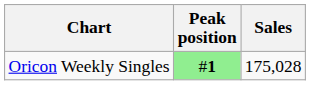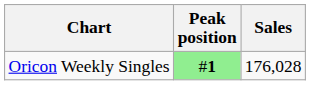(273, 65) 175,028 -> (273, 65) 176,028
